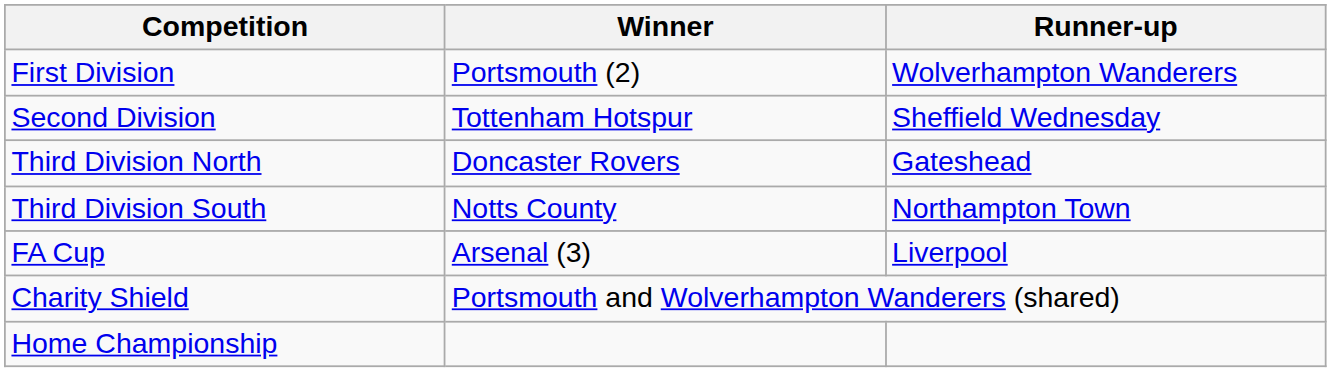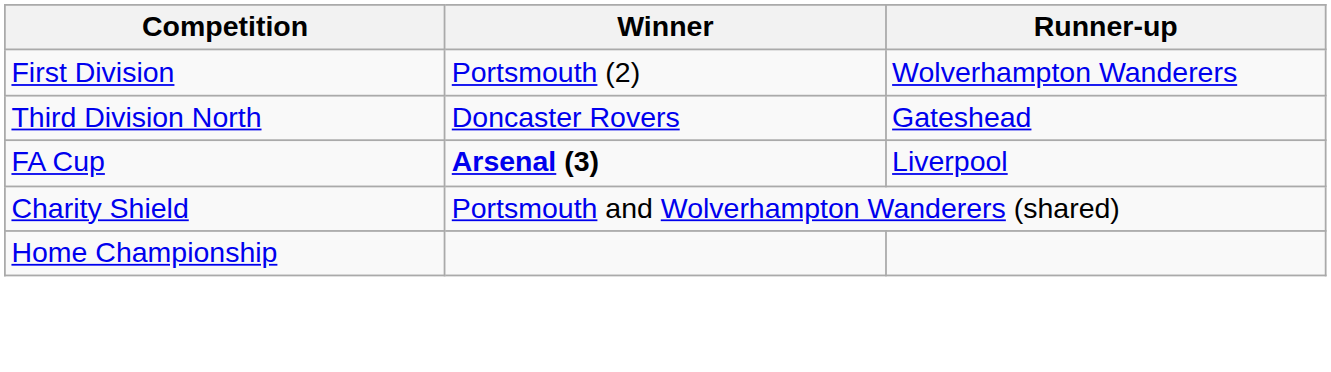- row: (114, 117)
- row: (139, 207)
(521, 252) normal -> (525, 162) bold
